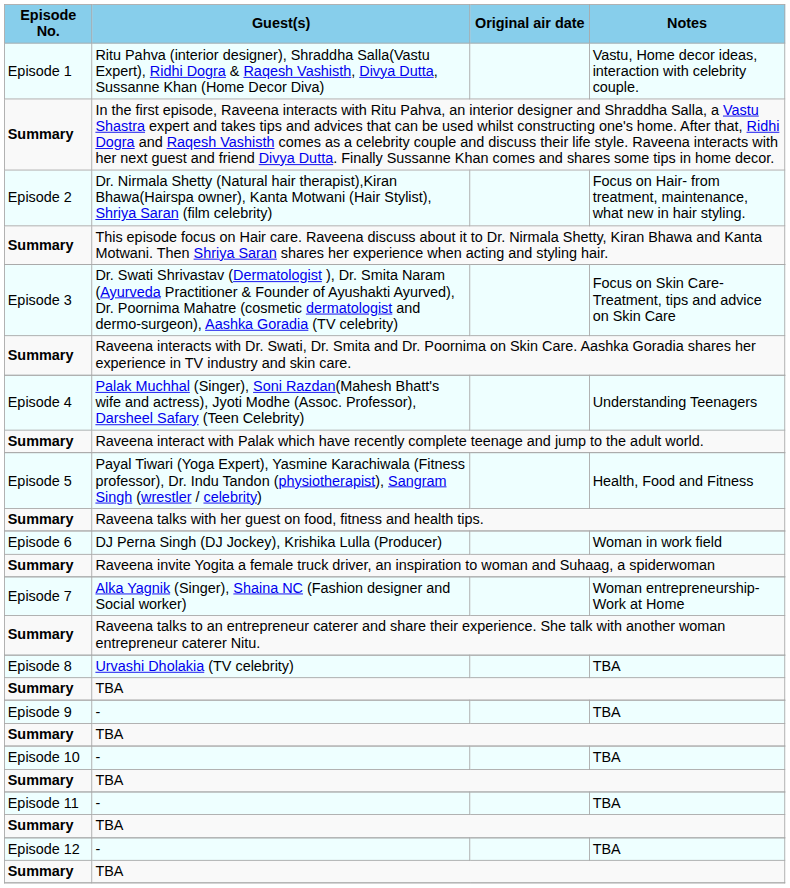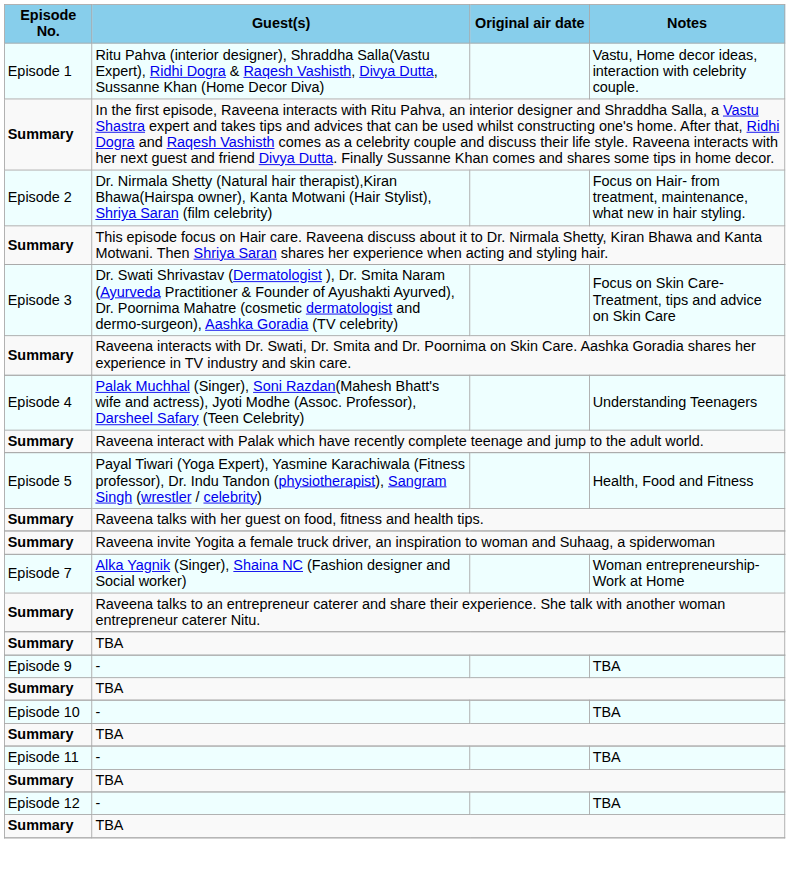- row: (40, 542)
- row: (40, 666)
